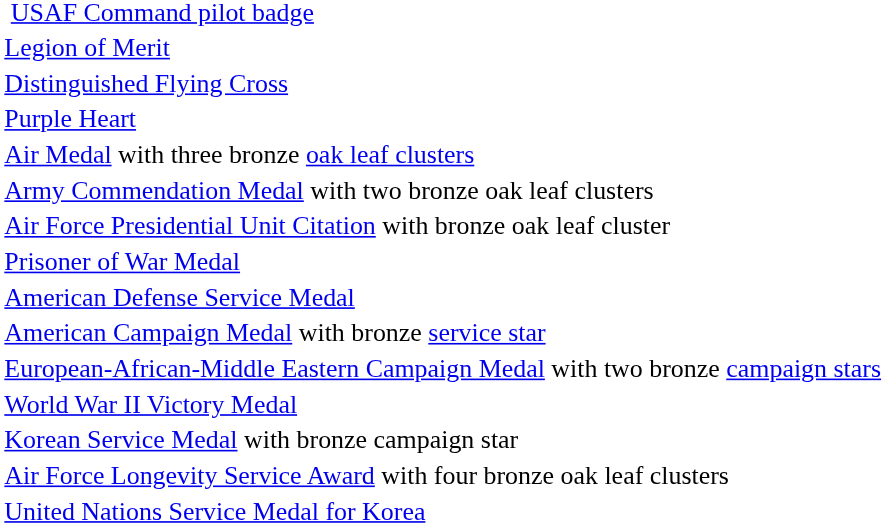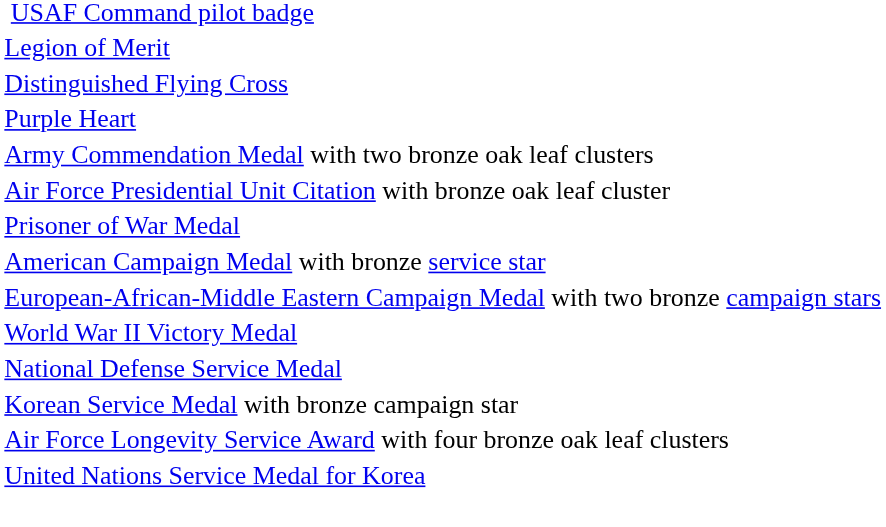- row: (239, 154)
- row: (180, 297)
+ row: (173, 368)
